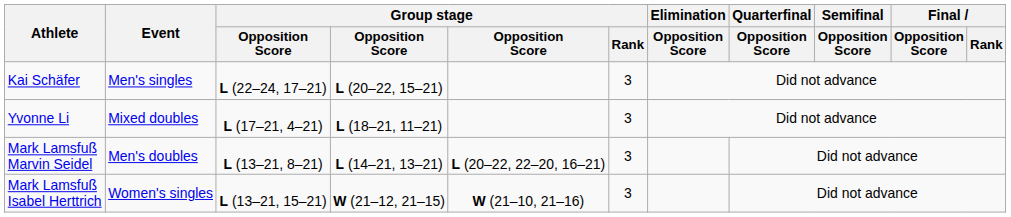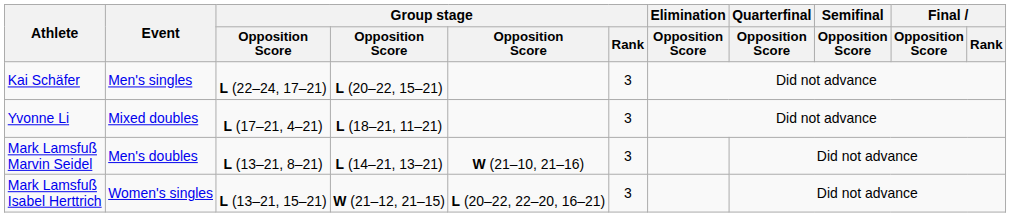(528, 164) L (20–22, 22–20, 16–21) -> (528, 164) W (21–10, 21–16)
(528, 202) W (21–10, 21–16) -> (528, 202) L (20–22, 22–20, 16–21)
